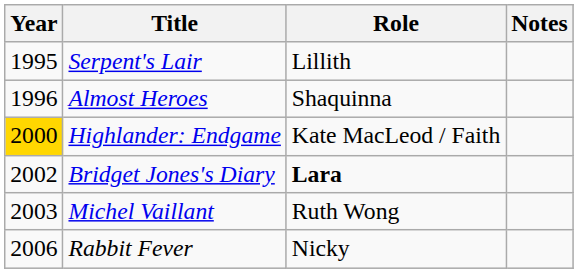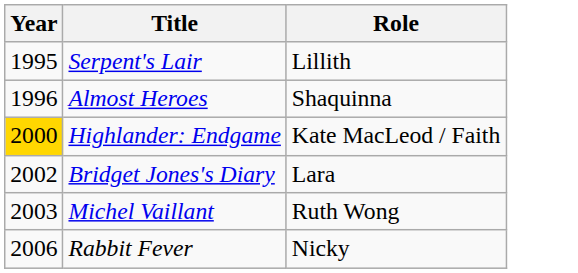- column: (539, 23)
(317, 173) bold -> (314, 173) normal
